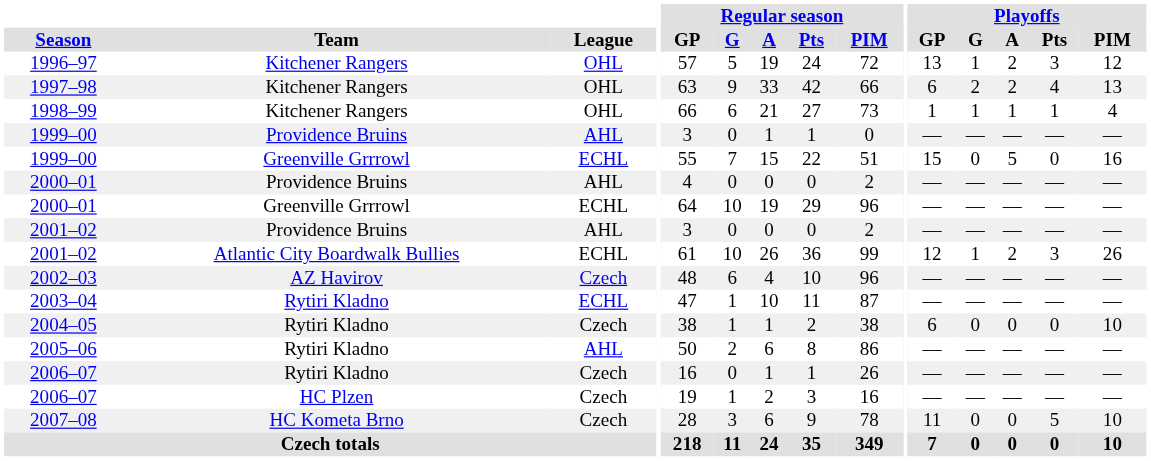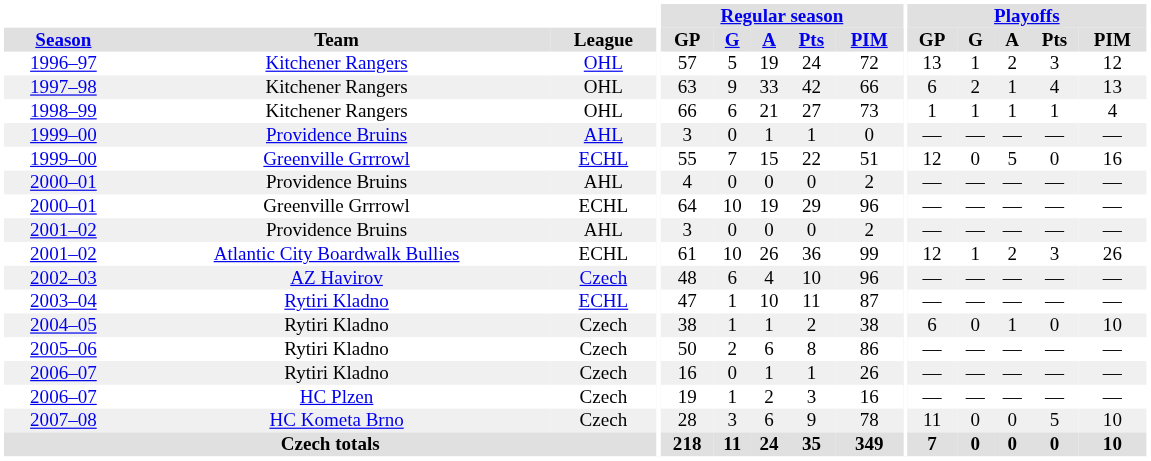(1012, 87) 2 -> (1012, 87) 1
(932, 158) 15 -> (932, 158) 12
(1012, 325) 0 -> (1012, 325) 1
(603, 349) AHL -> (603, 349) Czech
